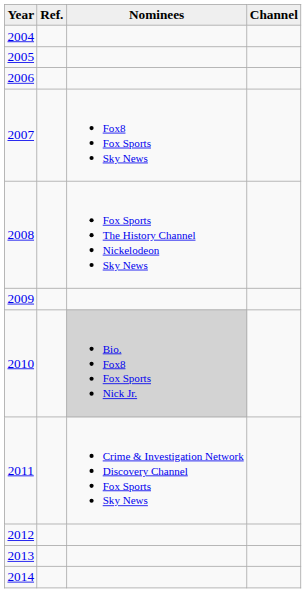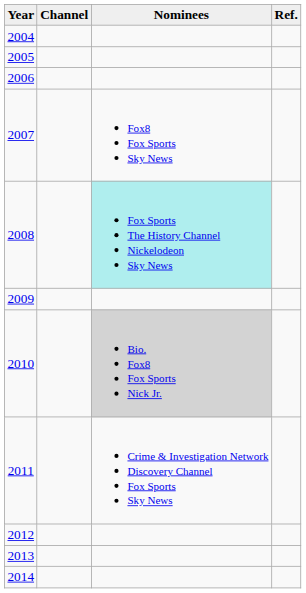columns swapped: (274, 15) <-> (52, 15)
(157, 242) no background -> (181, 242) paleturquoise background
